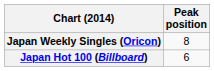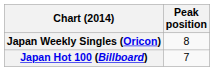(186, 58) 6 -> (186, 58) 7
